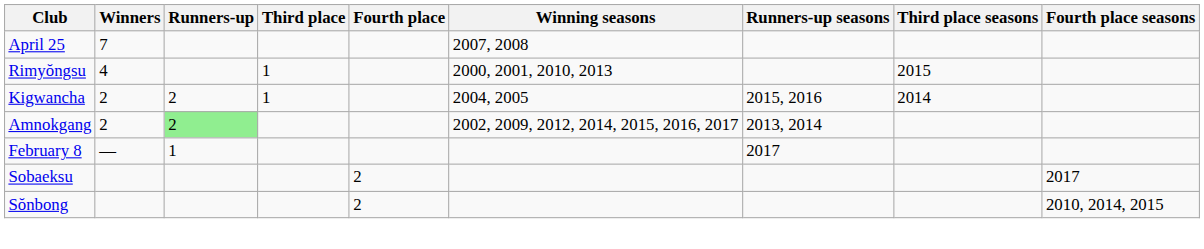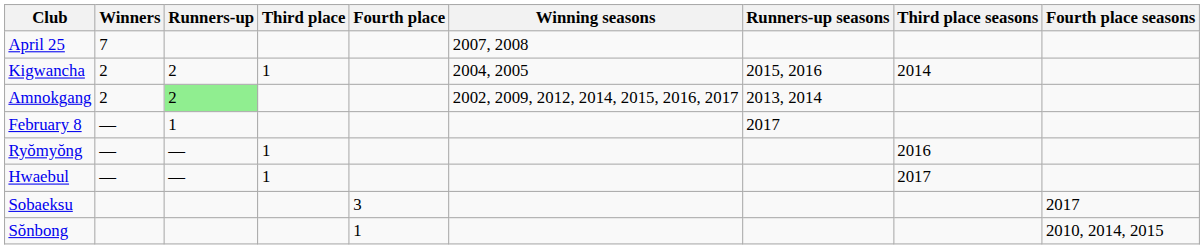- row: (47, 71)
+ row: (45, 151)
+ row: (39, 177)
(357, 177) 2 -> (357, 204) 3
(357, 204) 2 -> (357, 230) 1
